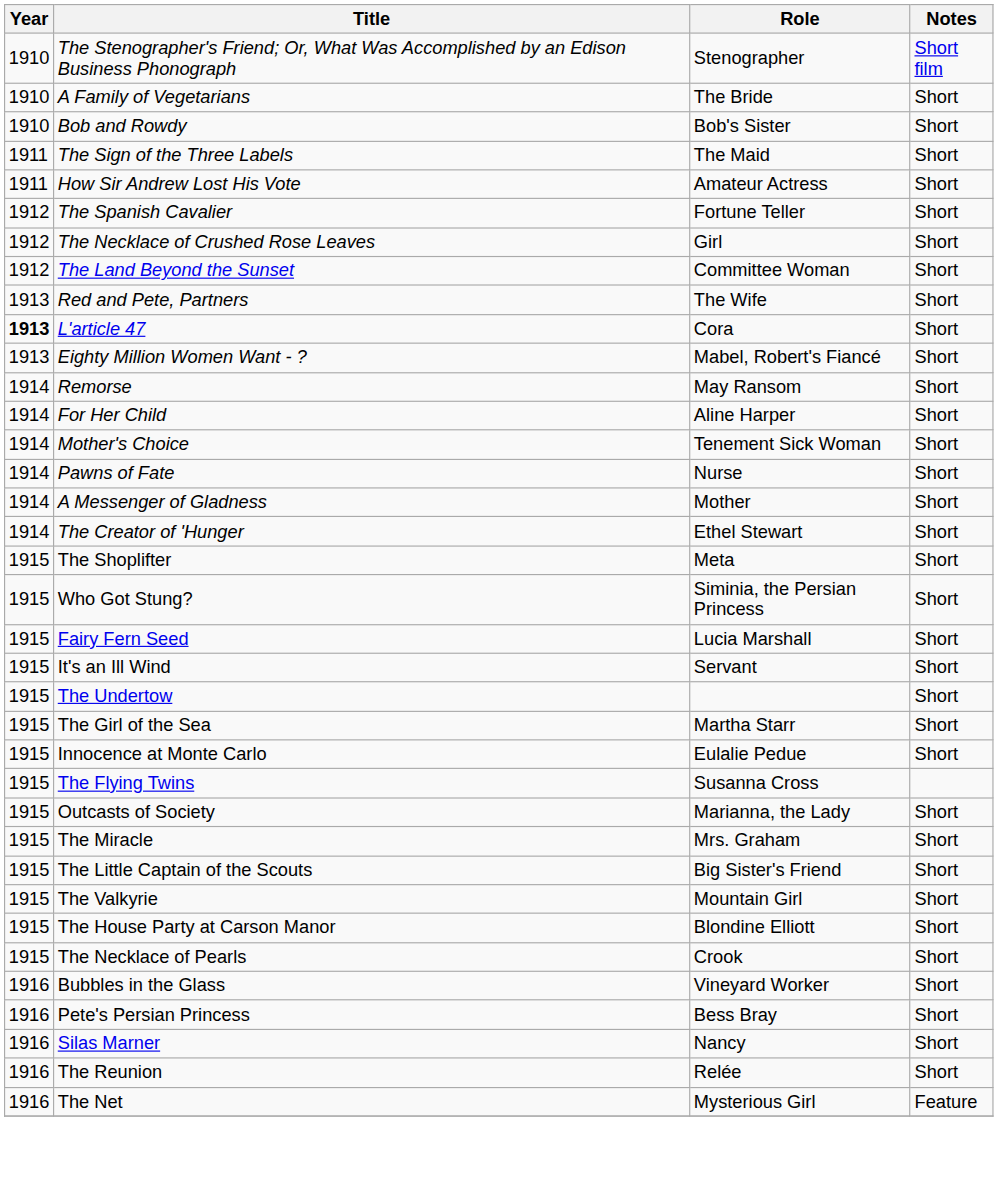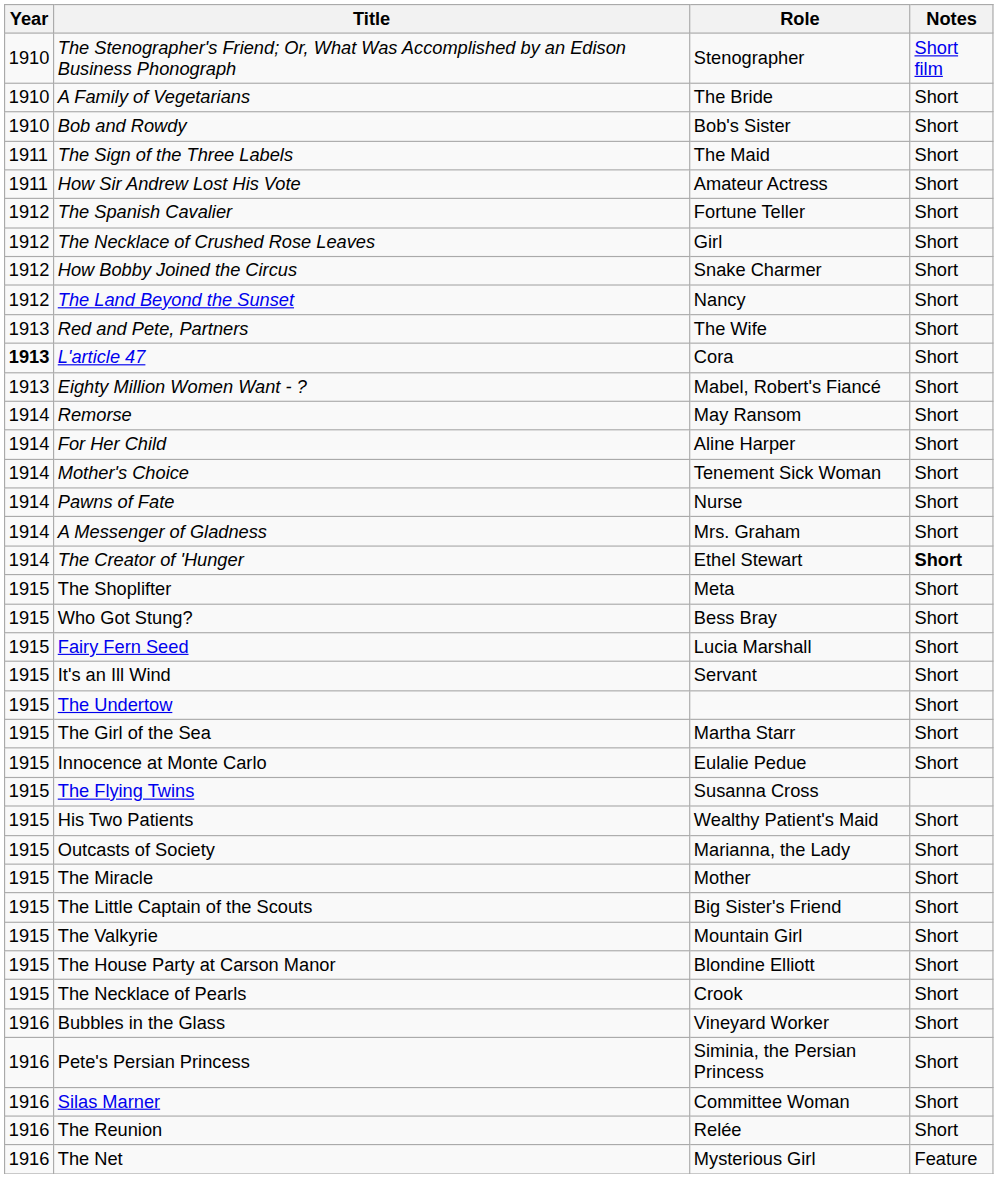+ row: (177, 270)
(772, 270) Committee Woman -> (720, 299) Nancy
(722, 502) Mother -> (747, 531) Mrs. Graham
(936, 531) normal -> (938, 560) bold
(775, 599) Siminia, the Persian Princess -> (735, 618) Bess Bray
+ row: (126, 820)
(747, 841) Mrs. Graham -> (722, 878) Mother
(735, 1014) Bess Bray -> (775, 1062) Siminia, the Persian Princess
(720, 1043) Nancy -> (772, 1101) Committee Woman
